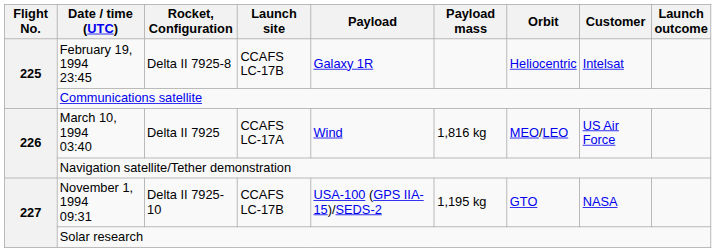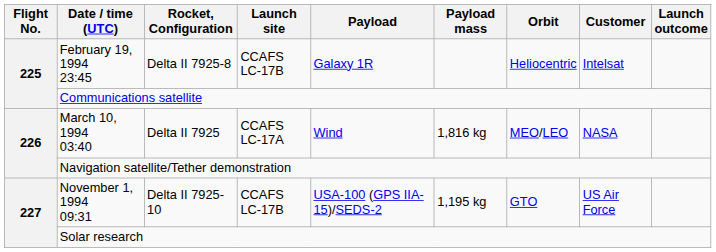(601, 133) US Air Force -> (600, 133) NASA
(600, 202) NASA -> (601, 202) US Air Force
